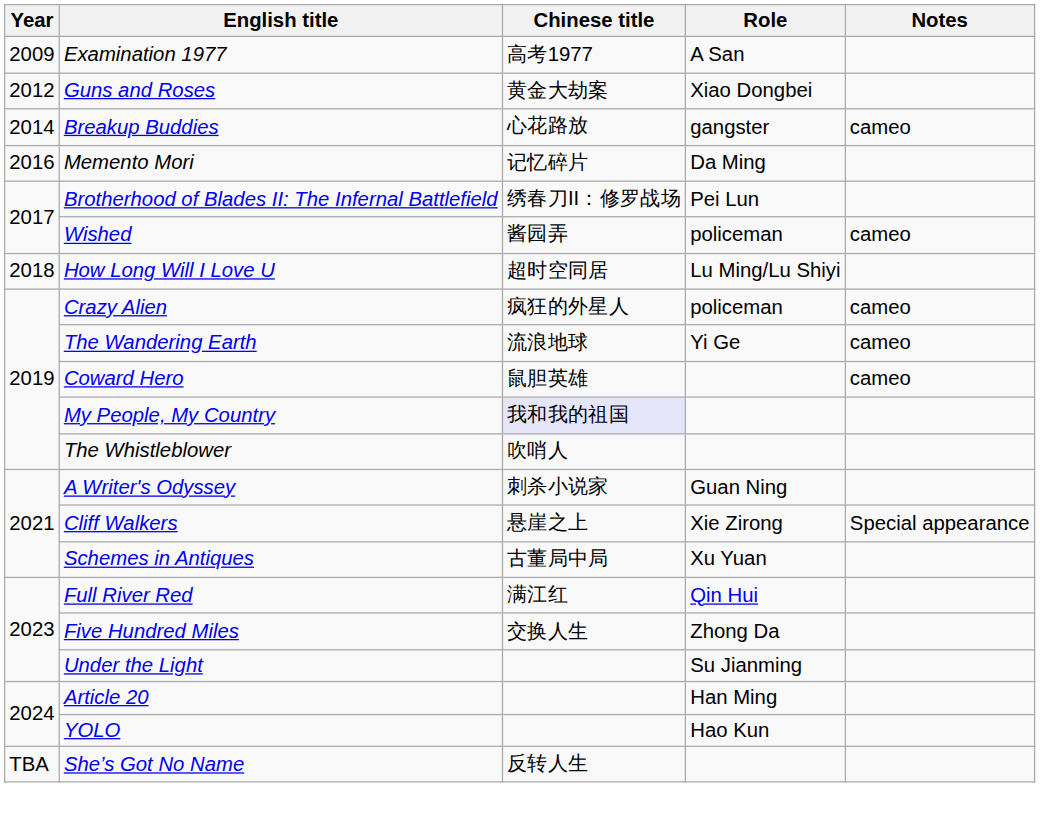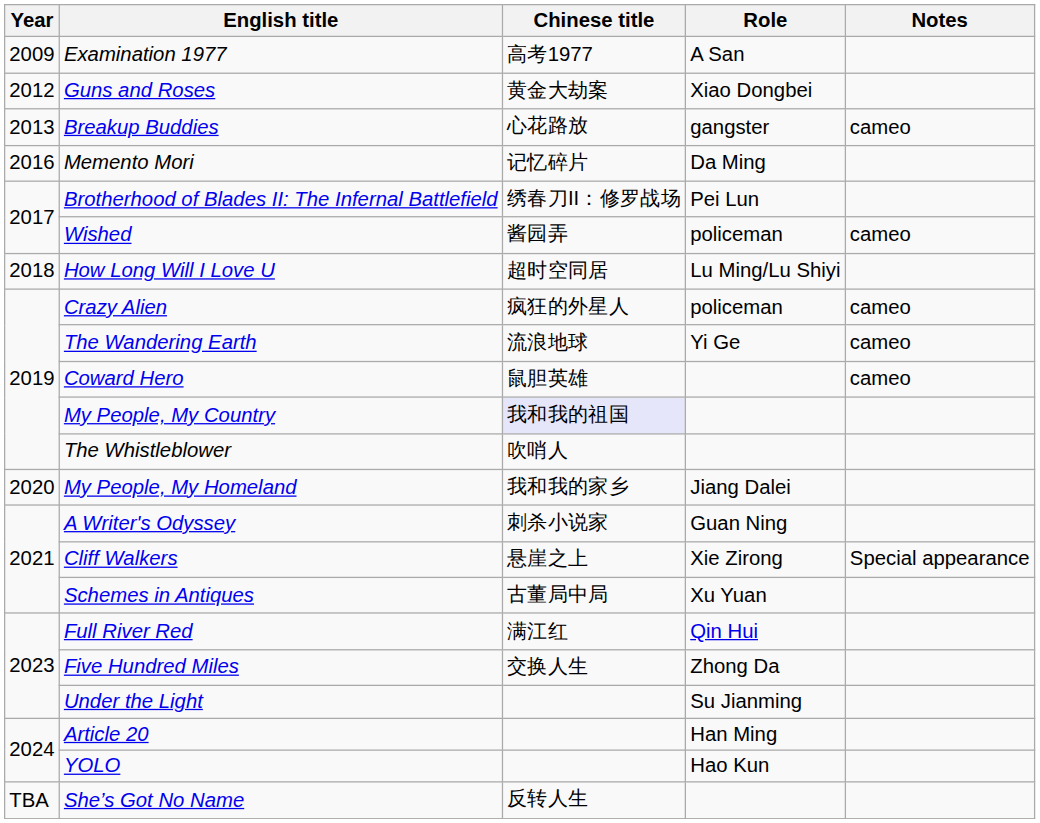(32, 126) 2014 -> (32, 126) 2013
+ row: (180, 487)
